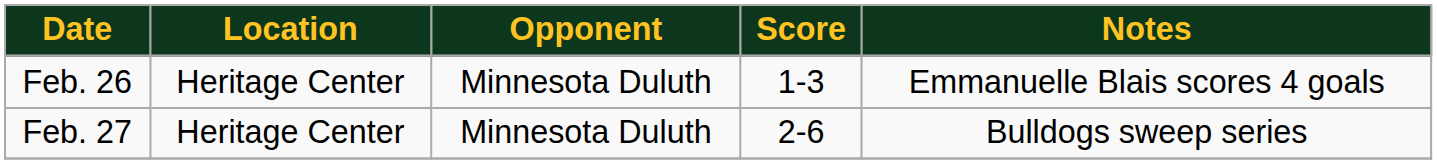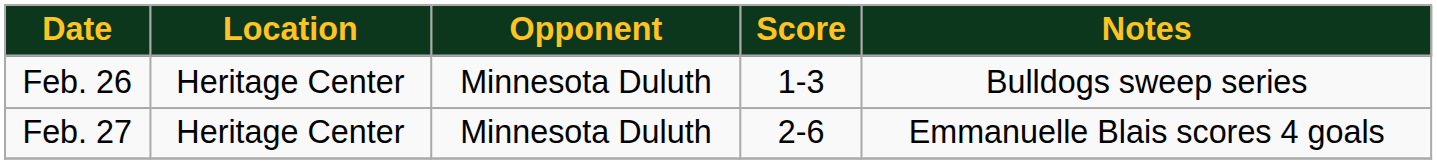(1147, 81) Emmanuelle Blais scores 4 goals -> (1147, 81) Bulldogs sweep series
(1147, 132) Bulldogs sweep series -> (1147, 132) Emmanuelle Blais scores 4 goals
